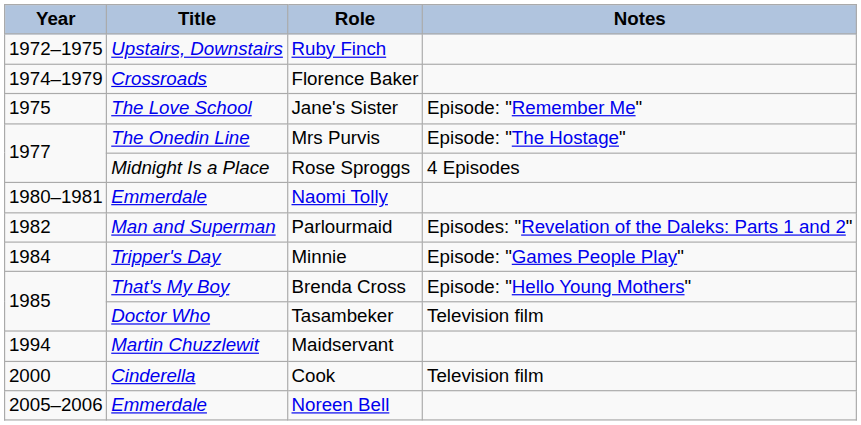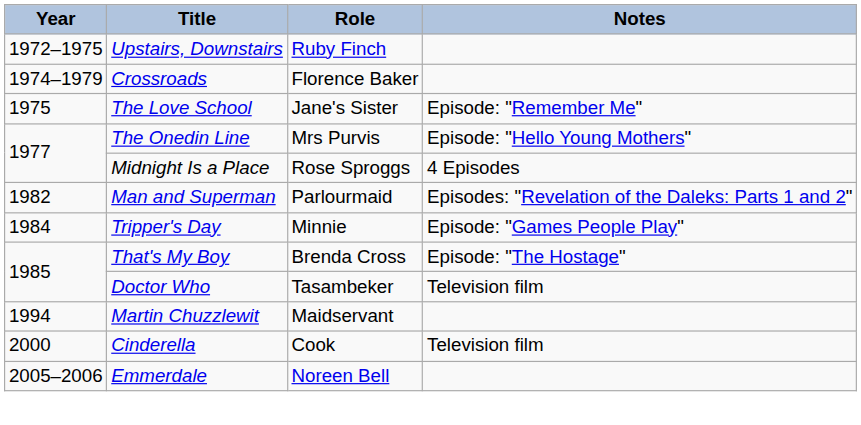(526, 138) Episode: "The Hostage" -> (559, 138) Episode: "Hello Young Mothers"
- row: (340, 197)
(559, 286) Episode: "Hello Young Mothers" -> (526, 256) Episode: "The Hostage"
